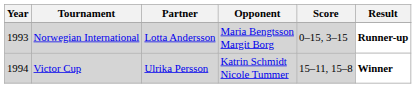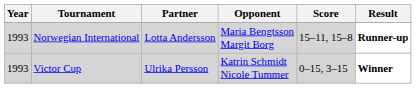(323, 37) 0–15, 3–15 -> (326, 37) 15–11, 15–8
(18, 68) 1994 -> (18, 68) 1993
(326, 68) 15–11, 15–8 -> (323, 68) 0–15, 3–15
